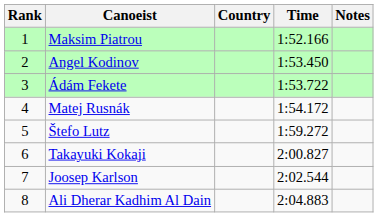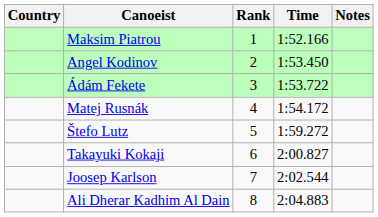columns swapped: (25, 16) <-> (244, 16)
